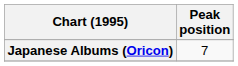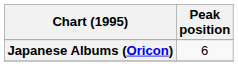(205, 50) 7 -> (205, 50) 6
